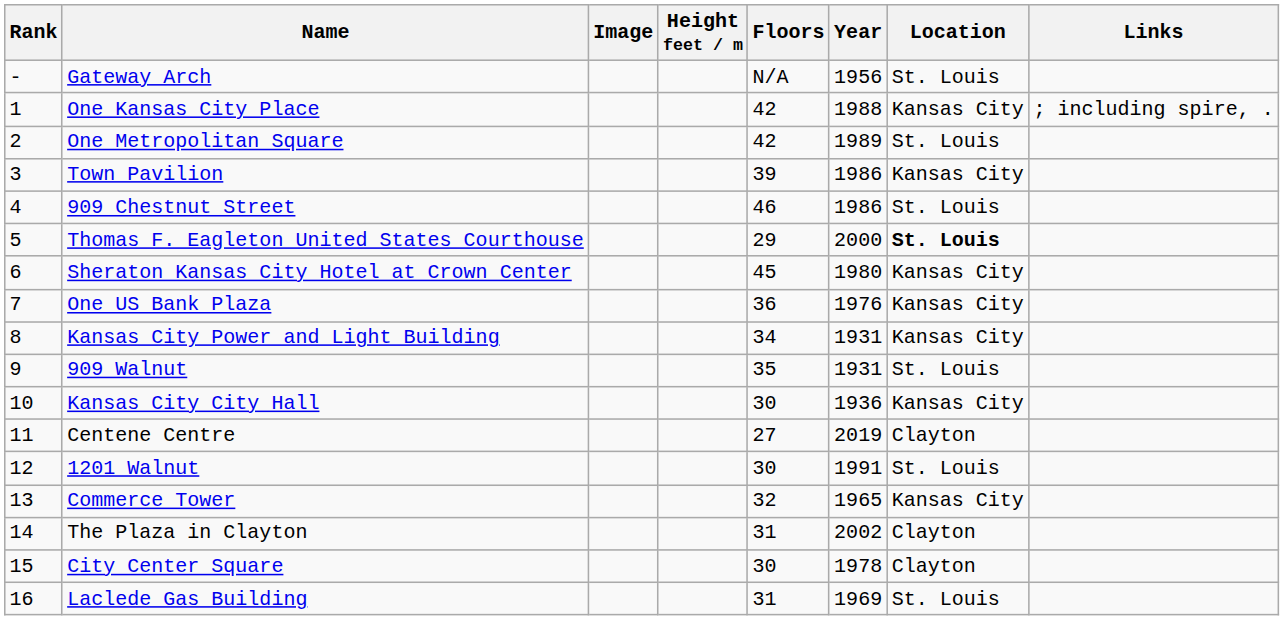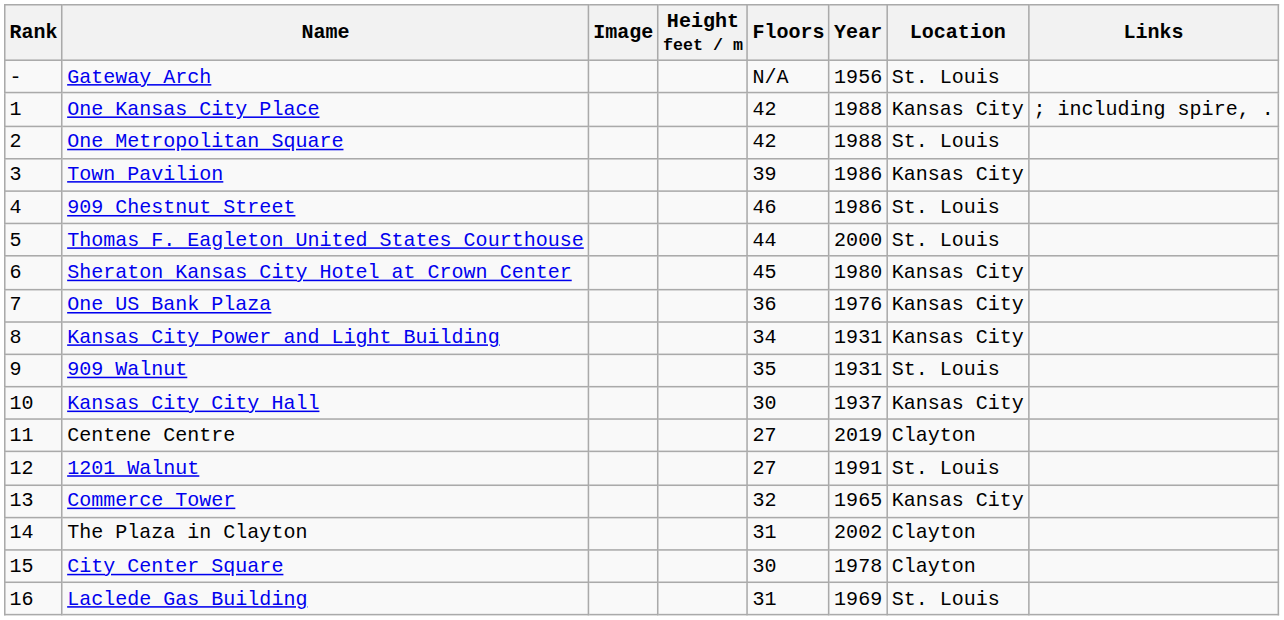(858, 142) 1989 -> (858, 142) 1988
(765, 240) 29 -> (765, 240) 44
(946, 240) bold -> (946, 240) normal
(858, 403) 1936 -> (858, 403) 1937
(765, 468) 30 -> (765, 468) 27
